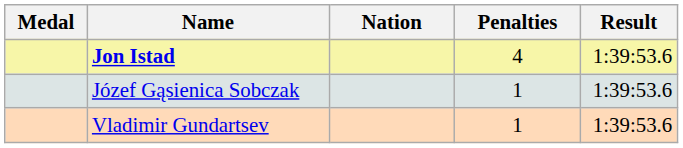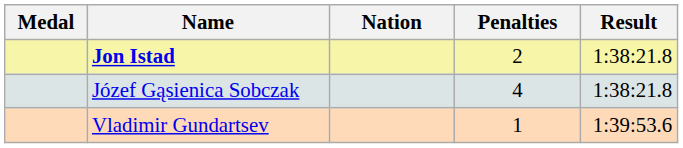(517, 56) 4 -> (517, 56) 2
(633, 56) 1:39:53.6 -> (633, 56) 1:38:21.8
(517, 90) 1 -> (517, 90) 4
(633, 90) 1:39:53.6 -> (633, 90) 1:38:21.8
